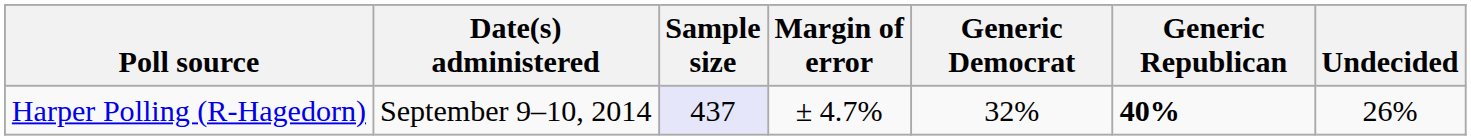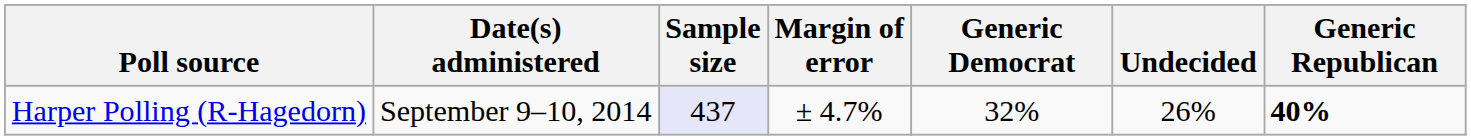columns swapped: (1214, 45) <-> (1390, 62)
